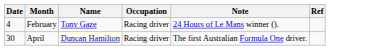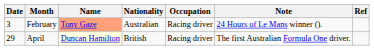+ column: (144, 10)
(8, 24) 4 -> (8, 24) 3
(79, 24) no background -> (79, 24) lightsalmon background
(10, 38) 30 -> (10, 38) 29
